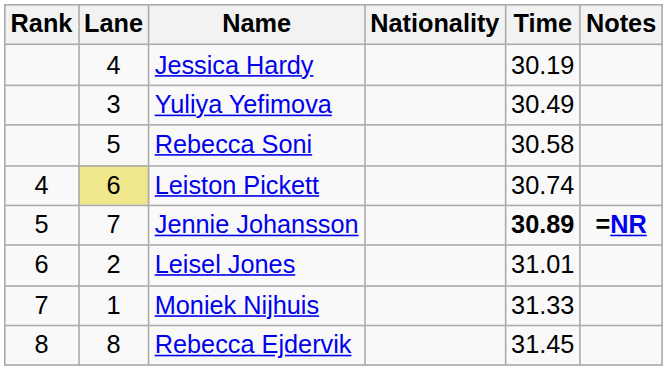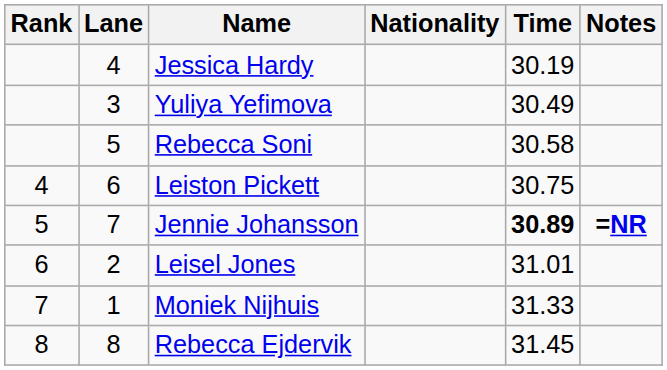(114, 184) khaki background -> (114, 184) no background
(543, 184) 30.74 -> (543, 184) 30.75
